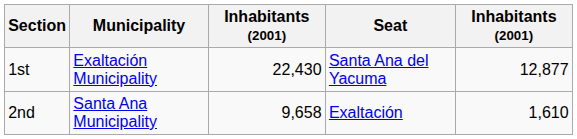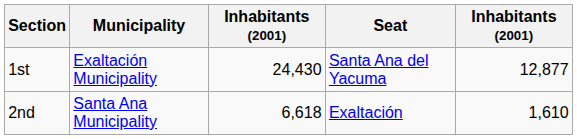(297, 69) 22,430 -> (297, 69) 24,430
(302, 112) 9,658 -> (302, 112) 6,618
